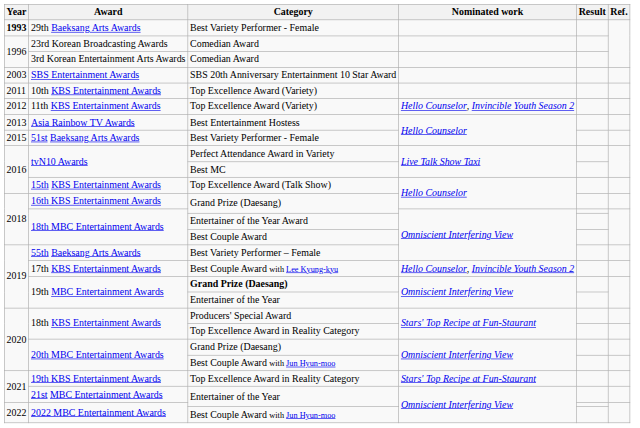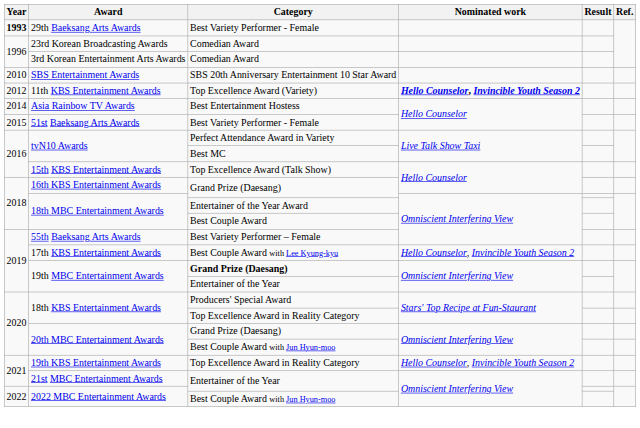(17, 75) 2003 -> (17, 75) 2010
- row: (96, 91)
(488, 106) normal -> (490, 91) bold
(17, 122) 2013 -> (17, 106) 2014
(468, 378) Stars' Top Recipe at Fun-Staurant -> (488, 363) Hello Counselor, Invincible Youth Season 2
